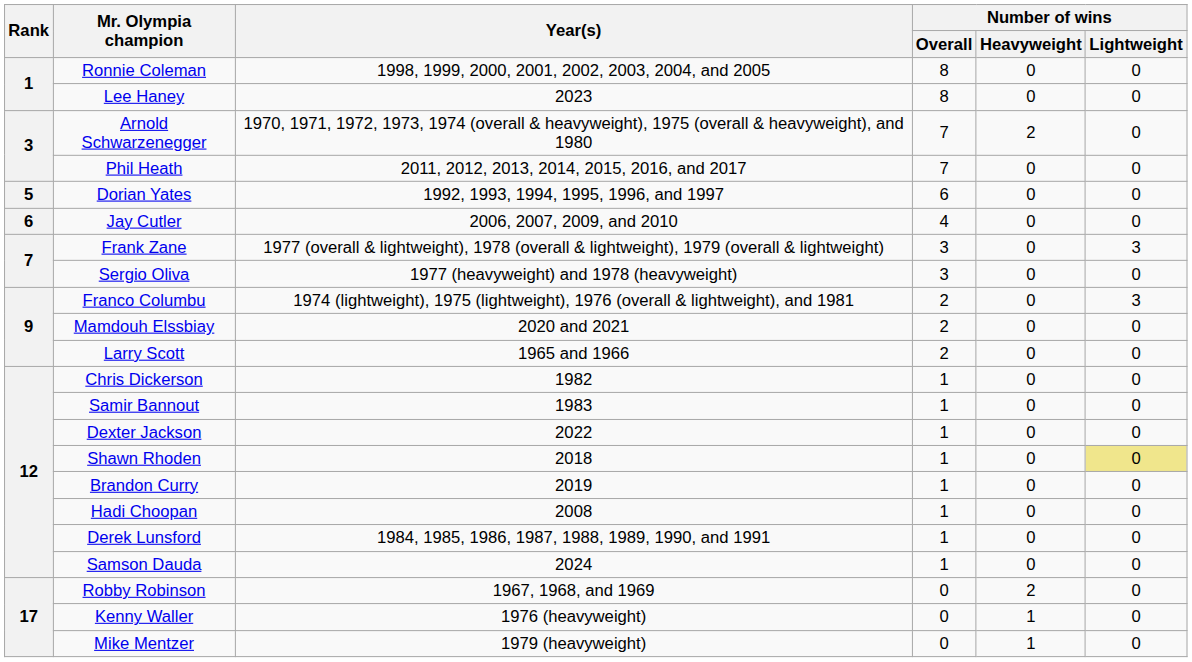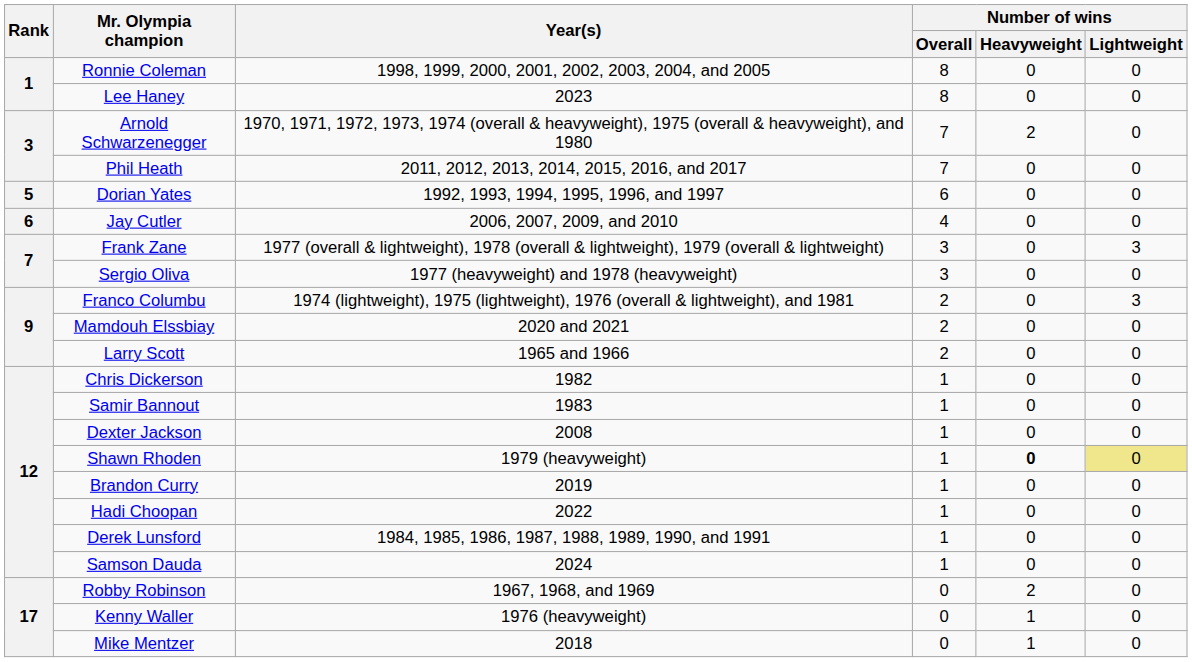(574, 432) 2022 -> (574, 432) 2008
(574, 458) 2018 -> (574, 458) 1979 (heavyweight)
(1031, 458) normal -> (1031, 458) bold
(574, 511) 2008 -> (574, 511) 2022
(574, 643) 1979 (heavyweight) -> (574, 643) 2018
